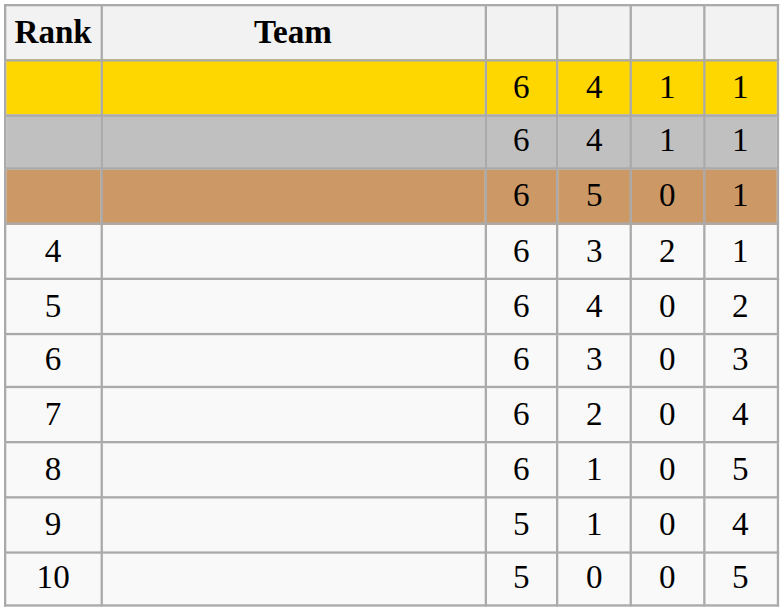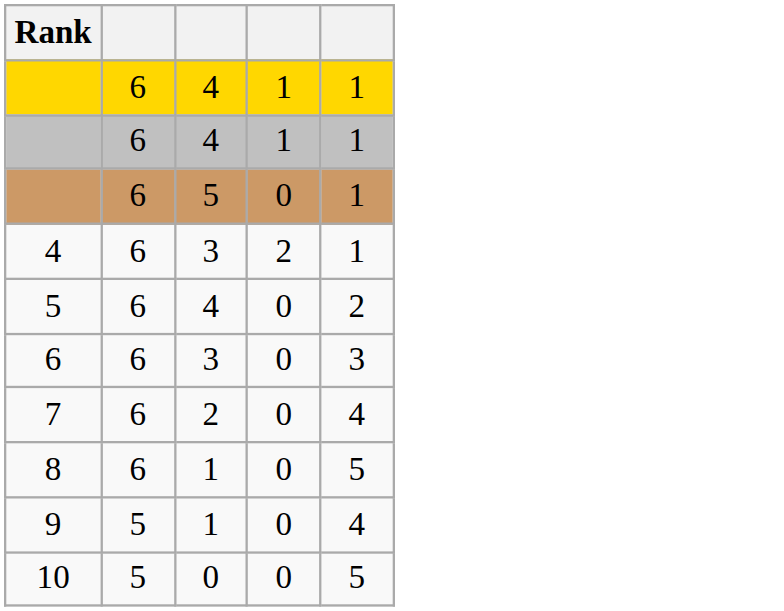- column: (293, 32)
